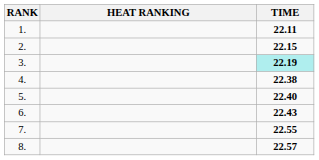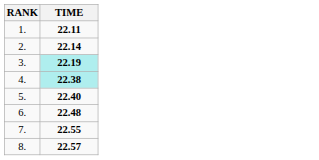- column: (148, 12)
(285, 46) 22.15 -> (69, 46) 22.14
(285, 79) no background -> (69, 79) paleturquoise background
(285, 113) 22.43 -> (69, 113) 22.48
